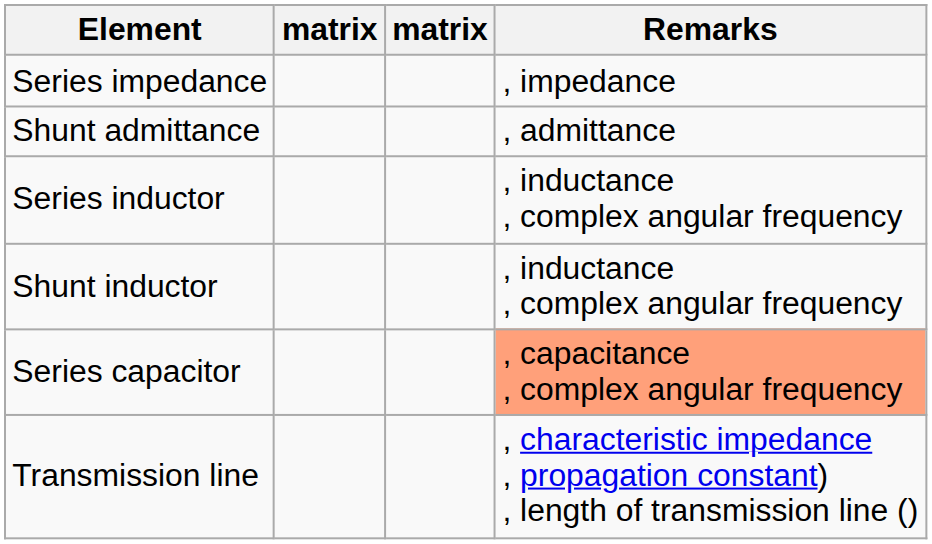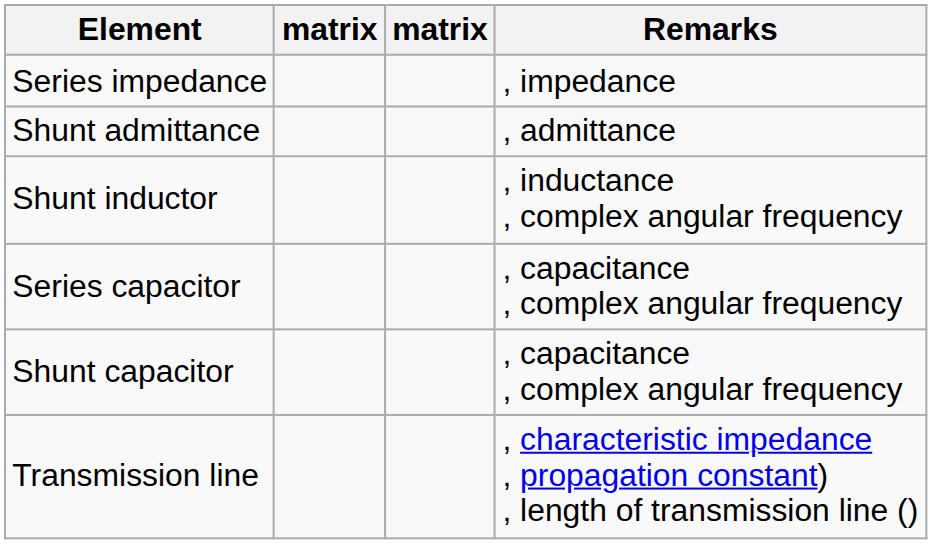- row: (119, 199)
(702, 371) lightsalmon background -> (702, 285) no background
+ row: (123, 371)
